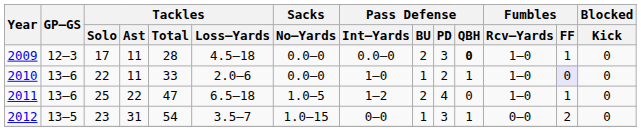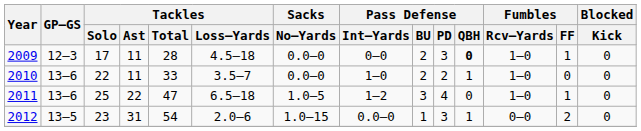(376, 55) 0.0–0 -> (376, 55) 0–0
(233, 76) 2.0–6 -> (233, 76) 3.5–7
(423, 76) 1 -> (423, 76) 2
(567, 76) lavender background -> (567, 76) no background
(423, 96) 2 -> (423, 96) 3
(233, 116) 3.5–7 -> (233, 116) 2.0–6
(376, 116) 0–0 -> (376, 116) 0.0–0
